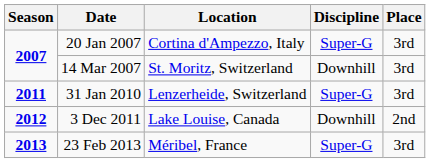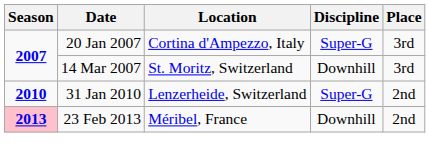(31, 94) 2011 -> (31, 94) 2010
(404, 94) 3rd -> (404, 94) 2nd
- row: (106, 119)
(31, 145) no background -> (31, 119) pink background
(346, 145) Super-G -> (346, 119) Downhill
(404, 145) 3rd -> (404, 119) 2nd
